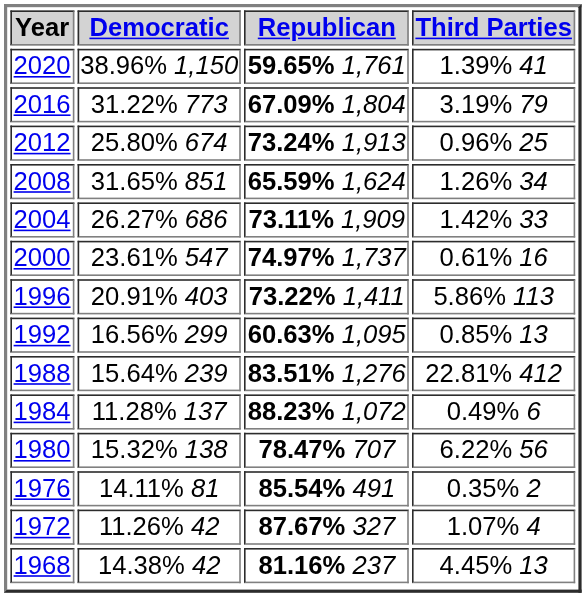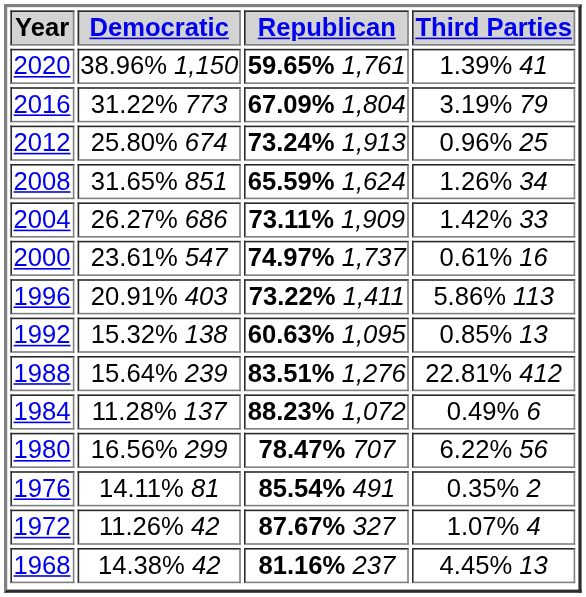(159, 334) 16.56% 299 -> (159, 334) 15.32% 138
(159, 450) 15.32% 138 -> (159, 450) 16.56% 299
